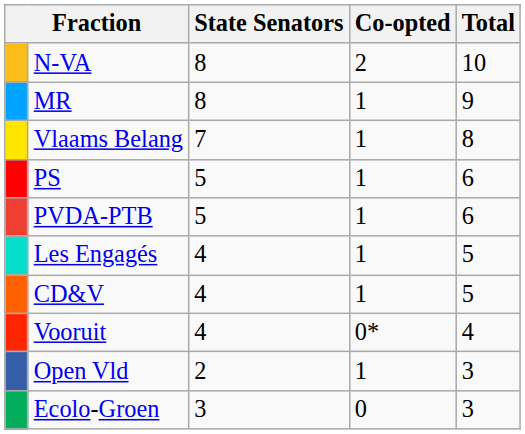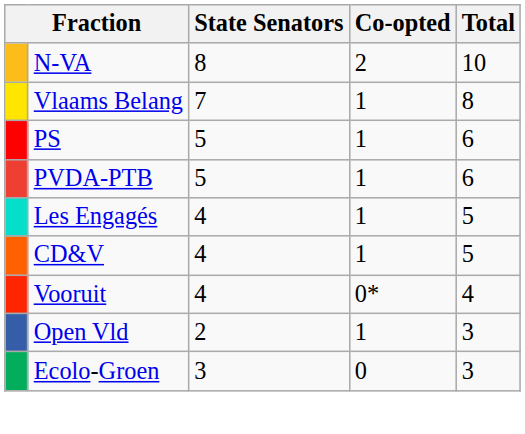- row: (53, 100)
